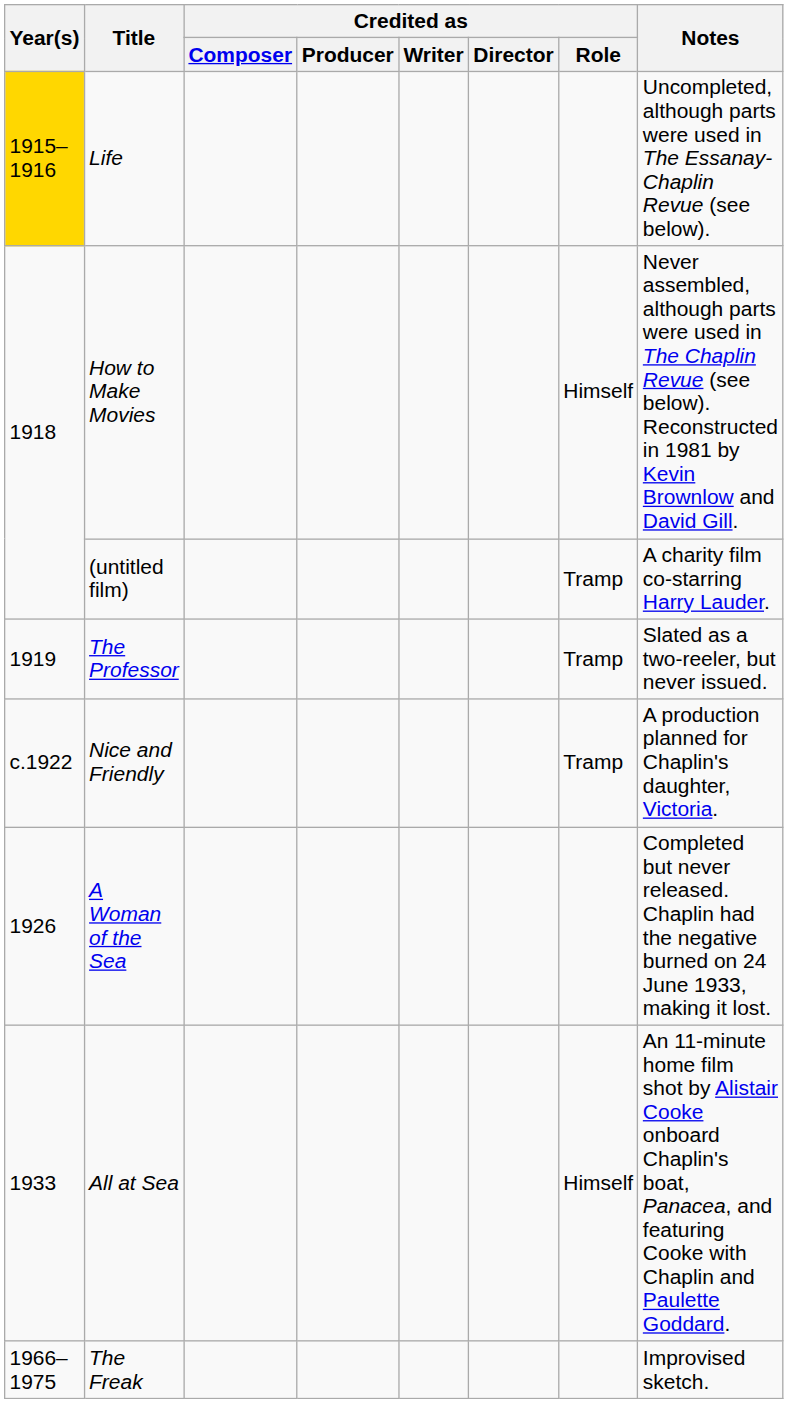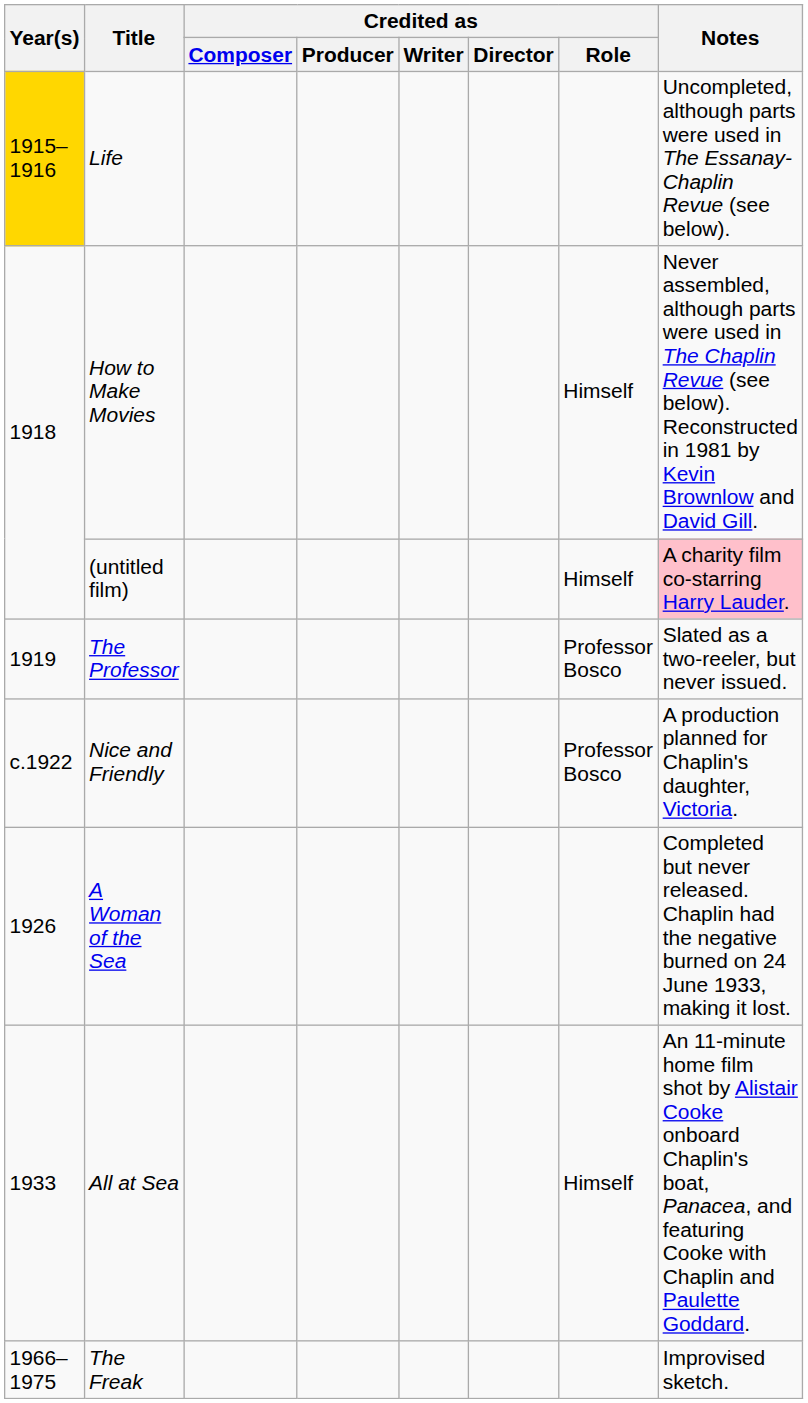(593, 578) Tramp -> (598, 578) Himself
(706, 578) no background -> (726, 578) pink background
(593, 658) Tramp -> (608, 658) Professor Bosco
(593, 762) Tramp -> (608, 762) Professor Bosco
